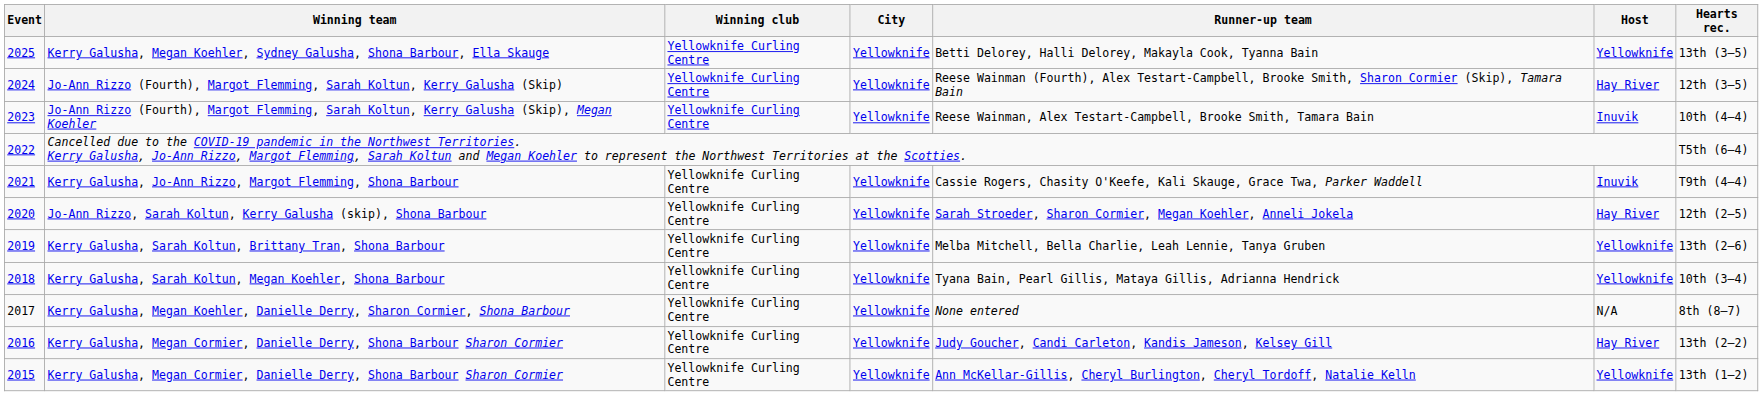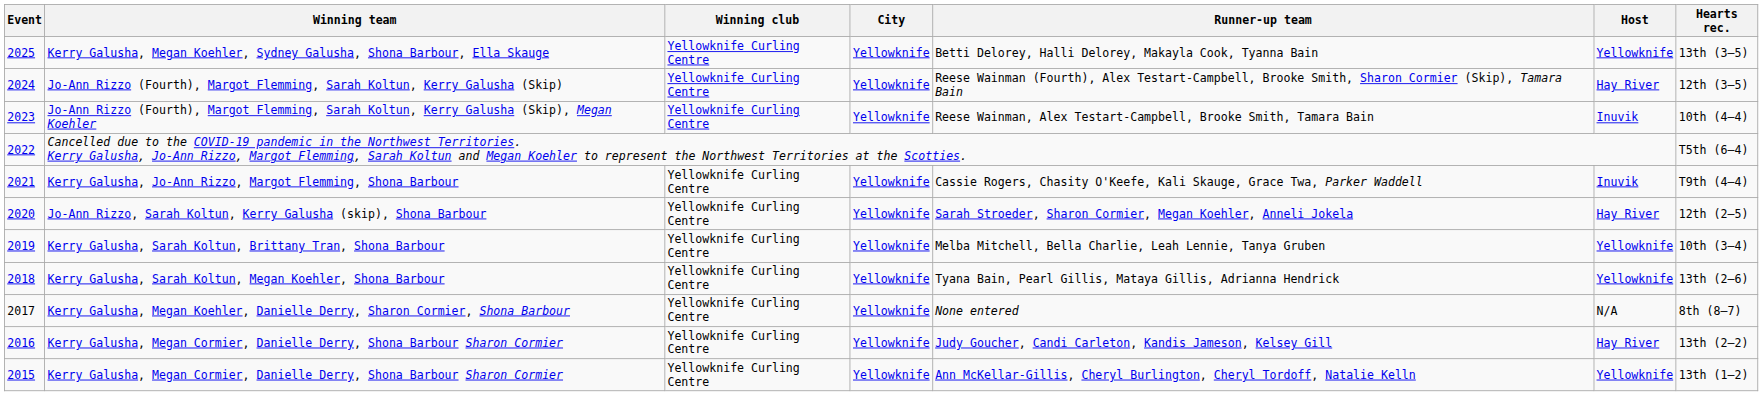(1714, 246) 13th (2–6) -> (1714, 246) 10th (3–4)
(1714, 278) 10th (3–4) -> (1714, 278) 13th (2–6)
